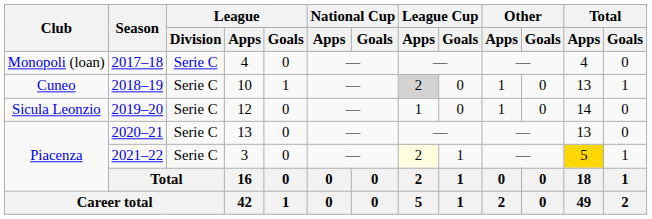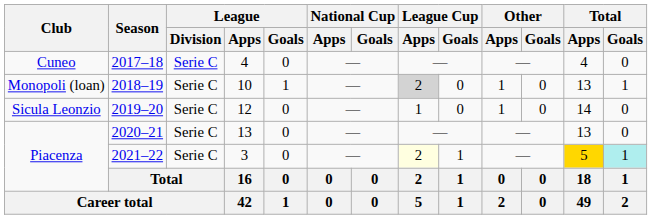(56, 62) Monopoli (loan) -> (56, 62) Cuneo
(56, 86) Cuneo -> (56, 86) Monopoli (loan)
(625, 156) no background -> (625, 156) paleturquoise background
